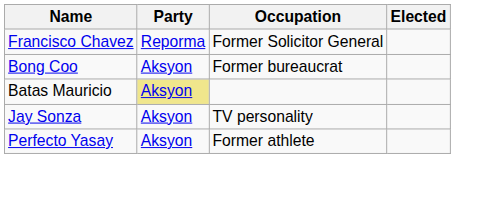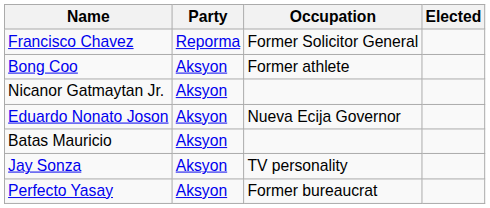(277, 66) Former bureaucrat -> (298, 66) Former athlete
+ row: (86, 91)
+ row: (88, 116)
(167, 91) khaki background -> (201, 141) no background
(264, 141) Former athlete -> (312, 191) Former bureaucrat
